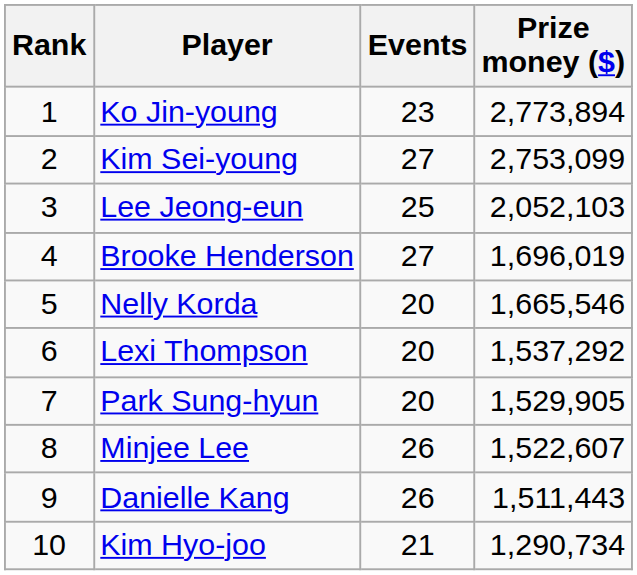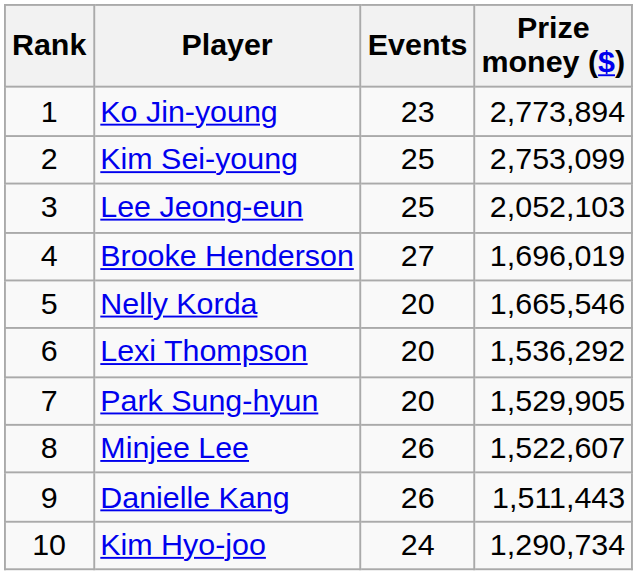(418, 159) 27 -> (418, 159) 25
(557, 352) 1,537,292 -> (557, 352) 1,536,292
(418, 544) 21 -> (418, 544) 24
